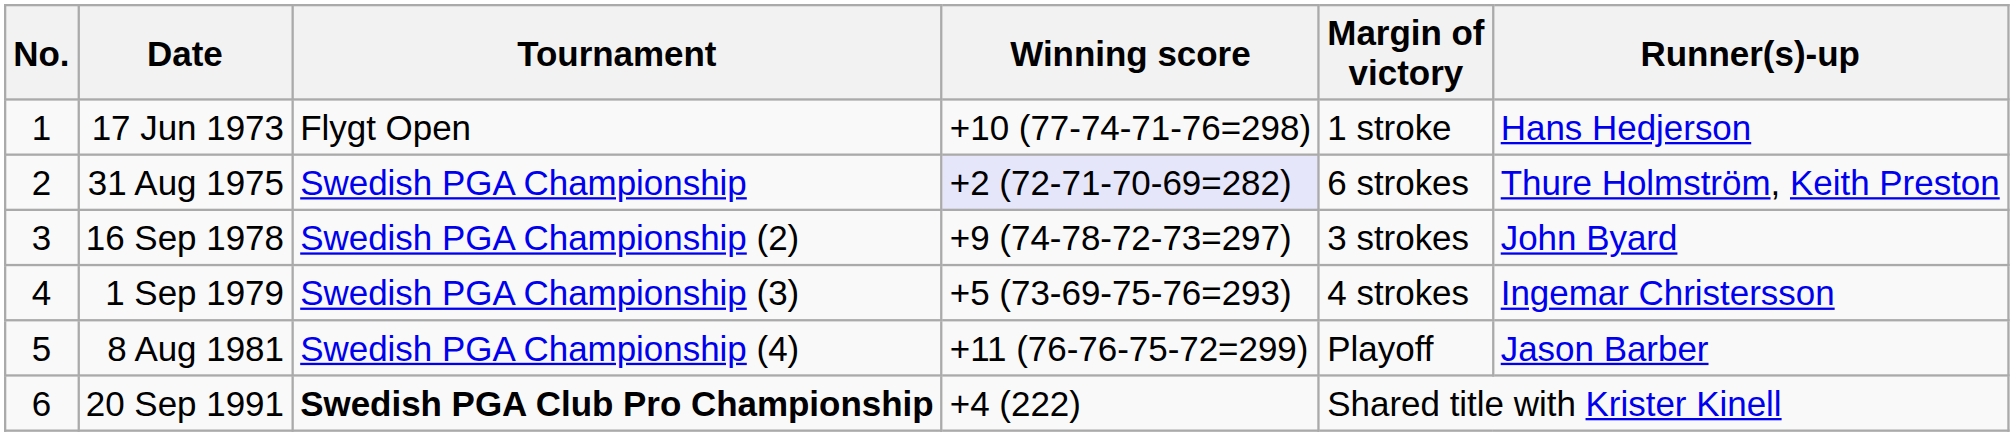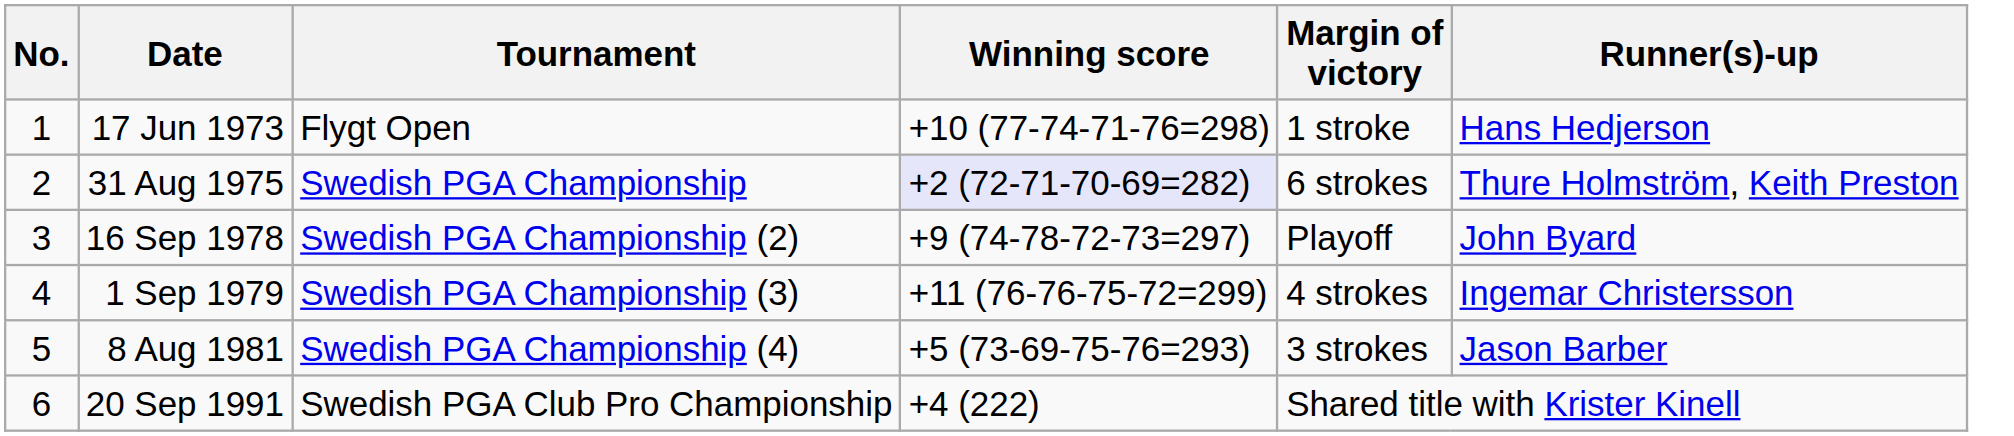(1398, 238) 3 strokes -> (1339, 238) Playoff
(1121, 293) +5 (73-69-75-76=293) -> (1088, 293) +11 (76-76-75-72=299)
(1129, 349) +11 (76-76-75-72=299) -> (1080, 349) +5 (73-69-75-76=293)
(1380, 349) Playoff -> (1357, 349) 3 strokes
(617, 404) bold -> (596, 404) normal
